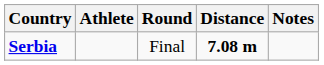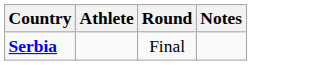- column: (232, 18)
